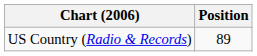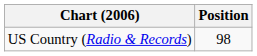(223, 39) 89 -> (223, 39) 98
